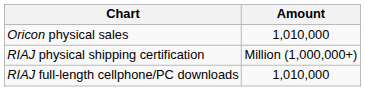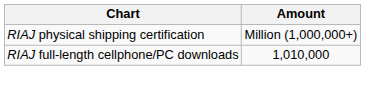- row: (68, 34)
